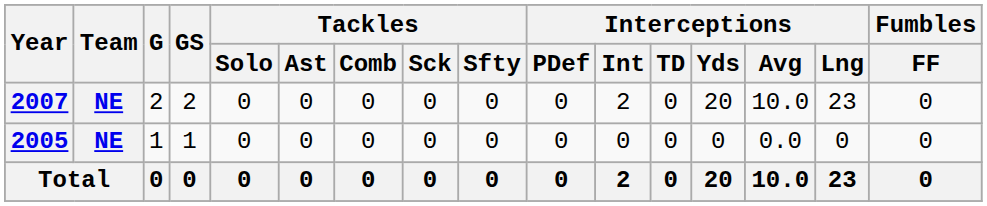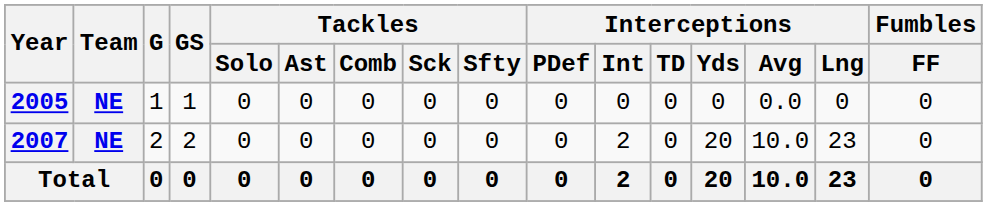rows swapped: (40, 142) <-> (40, 103)
